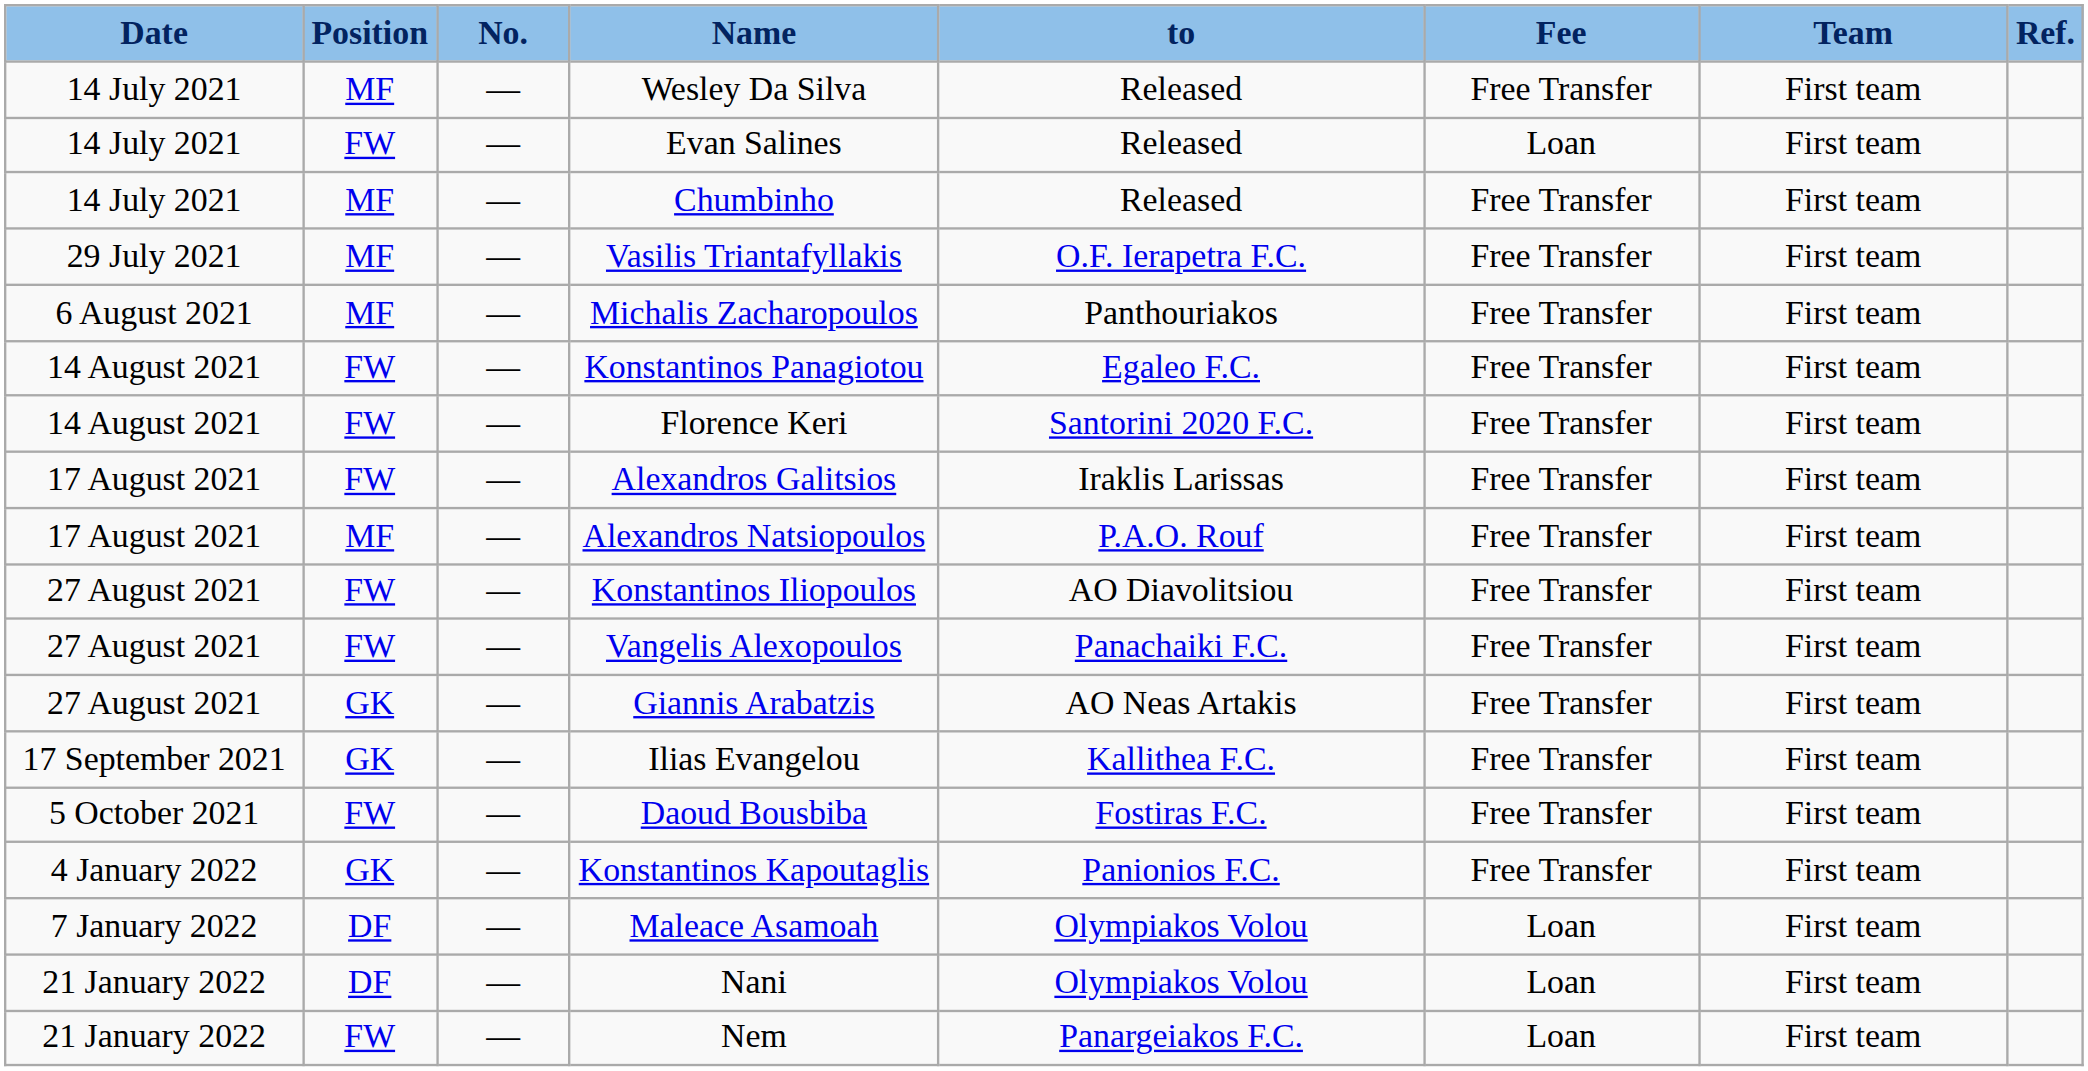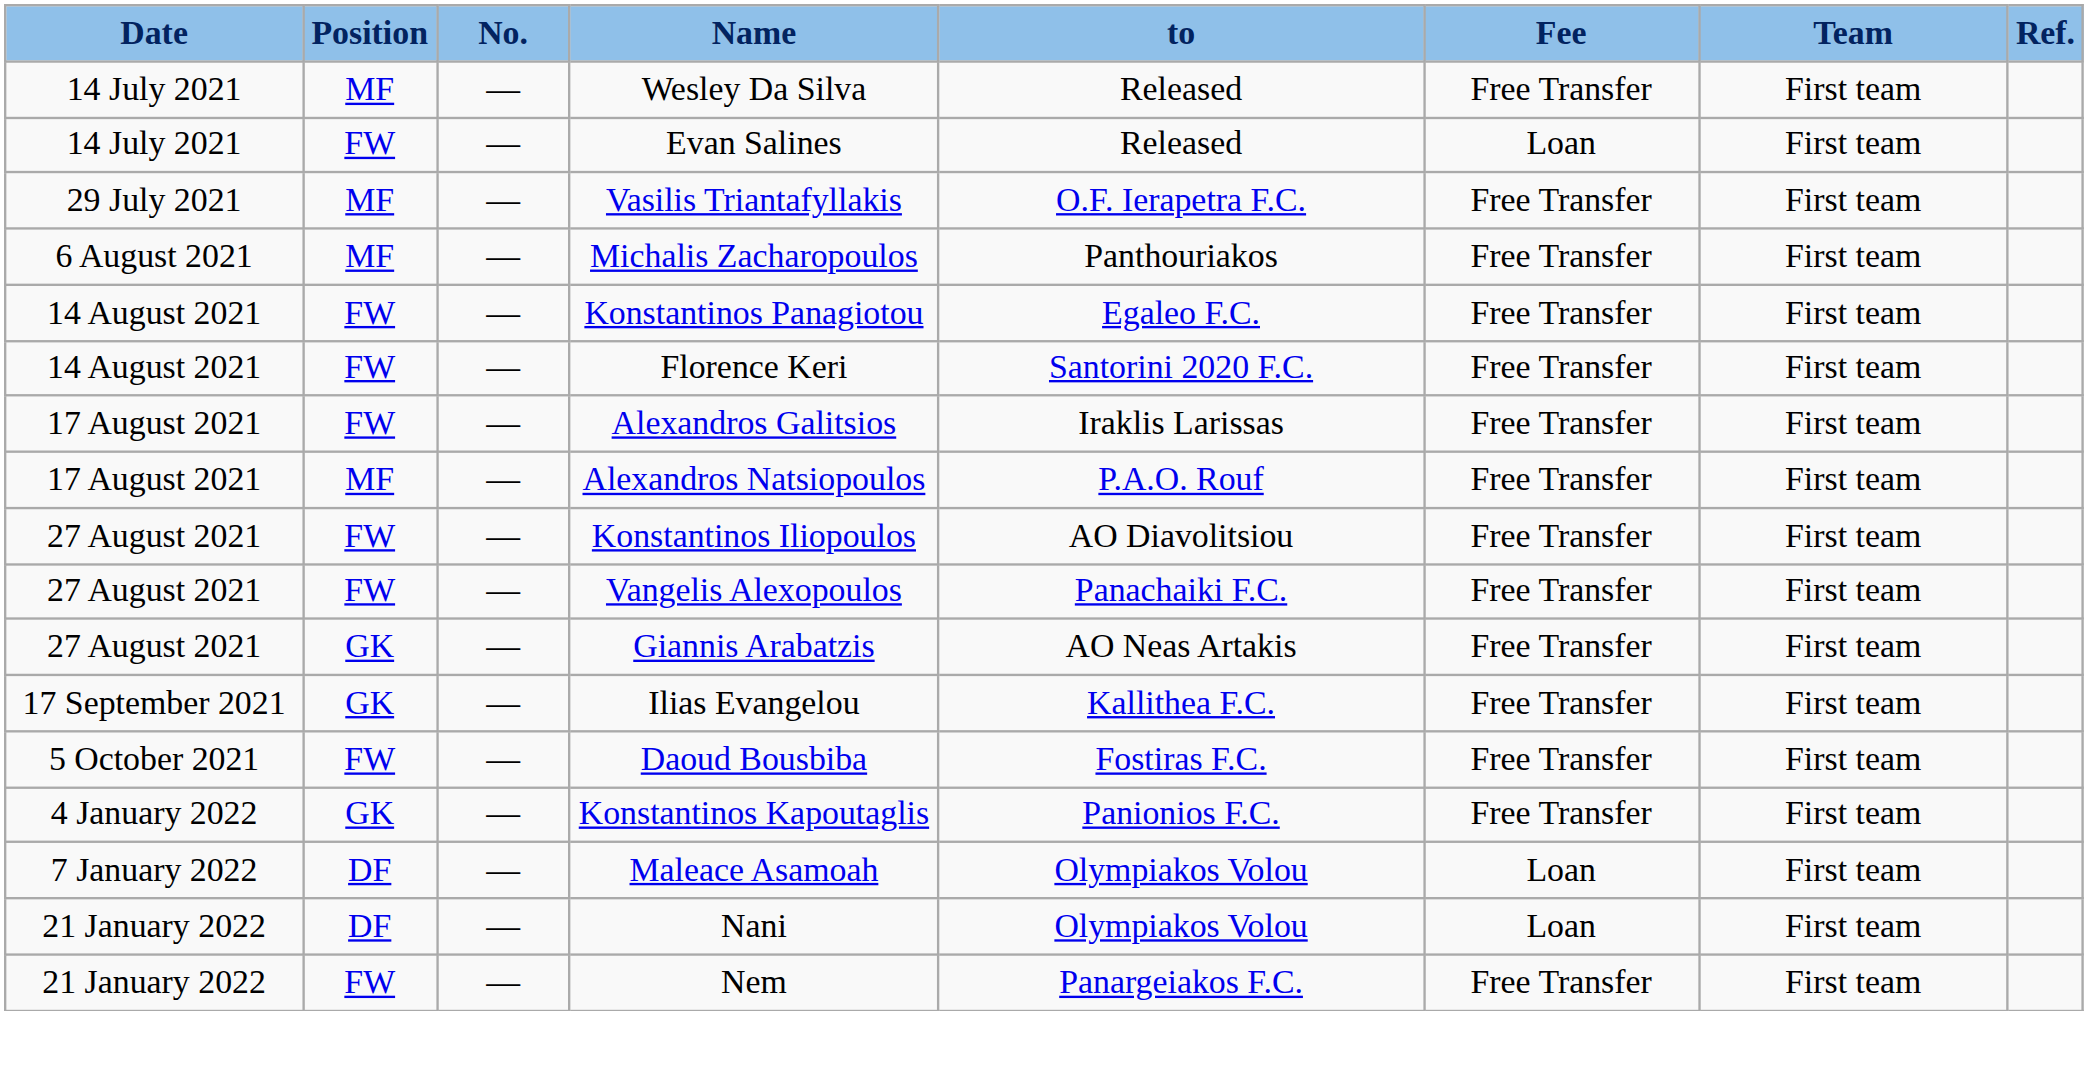- row: (754, 200)
(1561, 1037) Loan -> (1561, 981) Free Transfer
